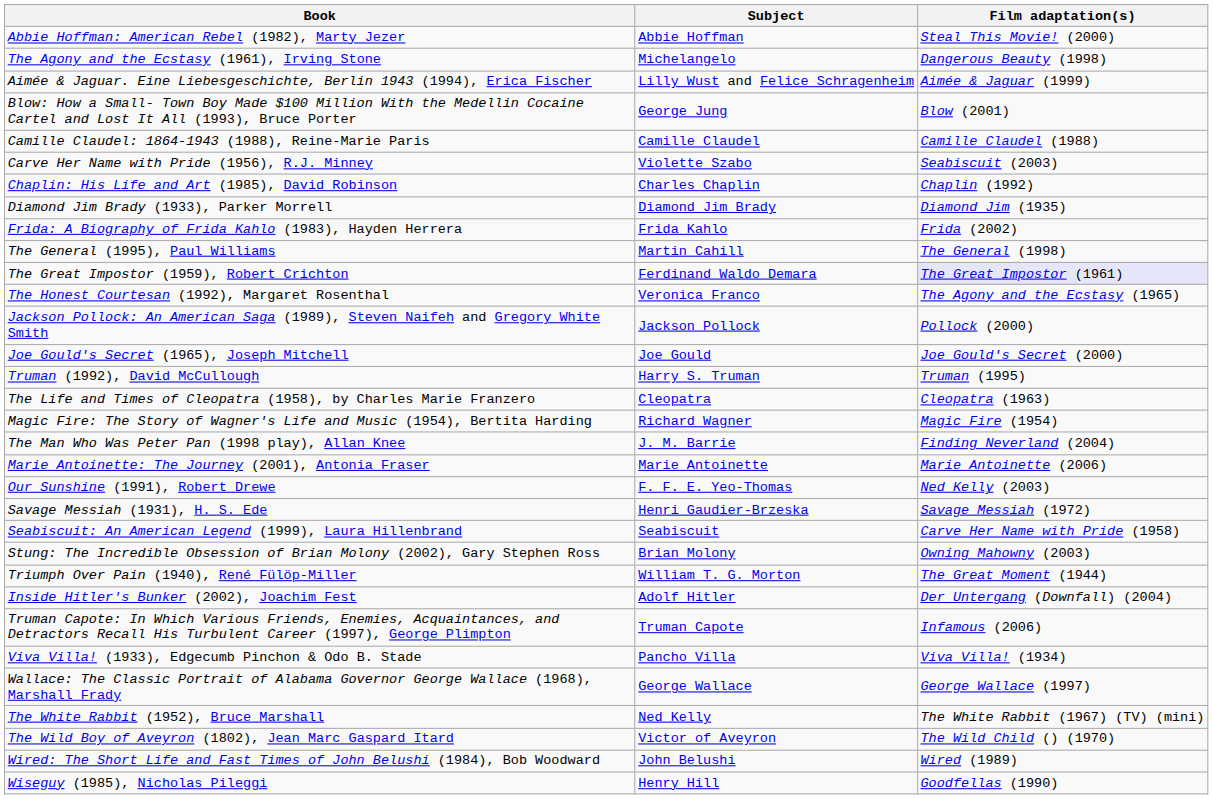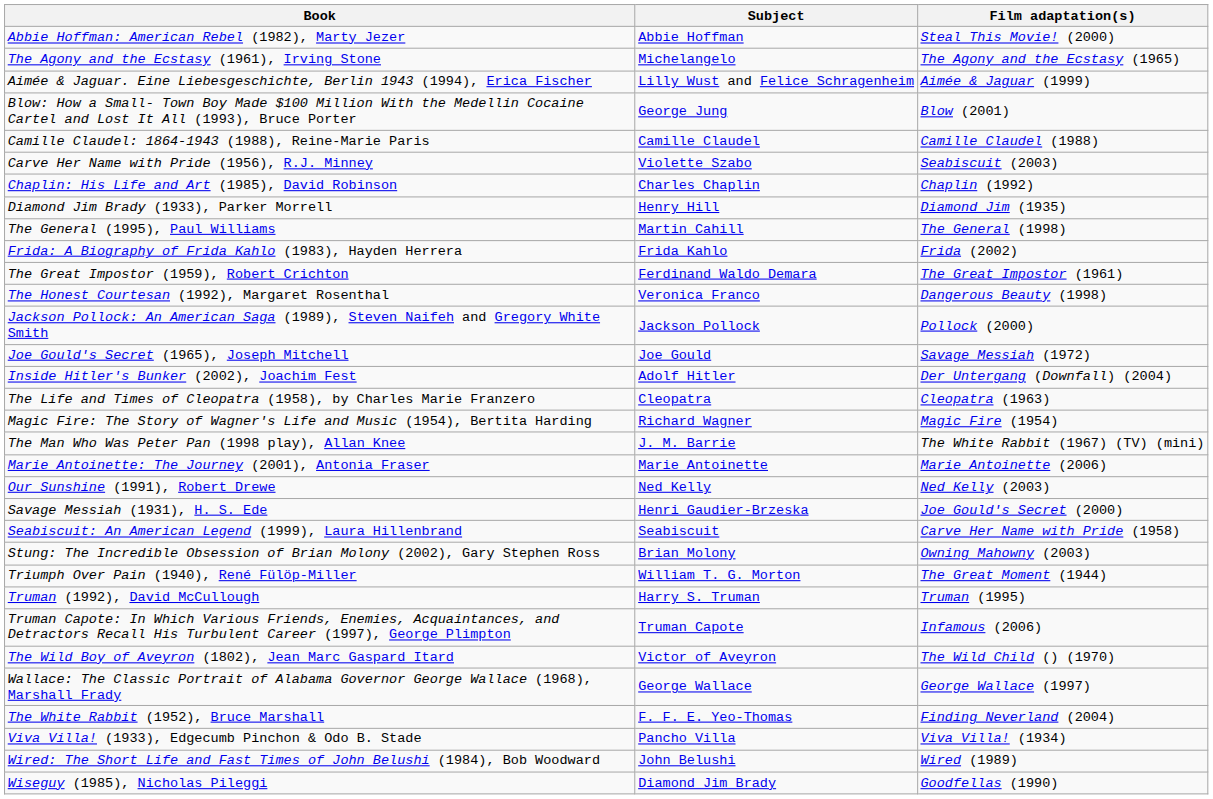(1014, 60) Dangerous Beauty (1998) -> (1050, 60) The Agony and the Ecstasy (1965)
(707, 207) Diamond Jim Brady -> (679, 207) Henry Hill
rows swapped: (235, 229) <-> (142, 251)
(1022, 274) lavender background -> (1022, 274) no background
(1050, 296) The Agony and the Ecstasy (1965) -> (1014, 296) Dangerous Beauty (1998)
(1022, 355) Joe Gould's Secret (2000) -> (1006, 355) Savage Messiah (1972)
rows swapped: (182, 598) <-> (134, 377)
(1018, 443) Finding Neverland (2004) -> (1062, 443) The White Rabbit (1967) (TV) (mini)
(715, 487) F. F. E. Yeo-Thomas -> (675, 487) Ned Kelly
(1006, 509) Savage Messiah (1972) -> (1022, 509) Joe Gould's Secret (2000)
rows swapped: (215, 657) <-> (231, 739)
(675, 717) Ned Kelly -> (715, 717) F. F. E. Yeo-Thomas
(1062, 717) The White Rabbit (1967) (TV) (mini) -> (1018, 717) Finding Neverland (2004)
(679, 783) Henry Hill -> (707, 783) Diamond Jim Brady
